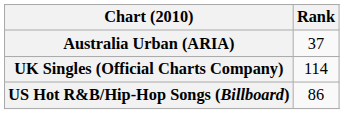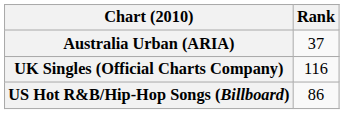(316, 69) 114 -> (316, 69) 116
